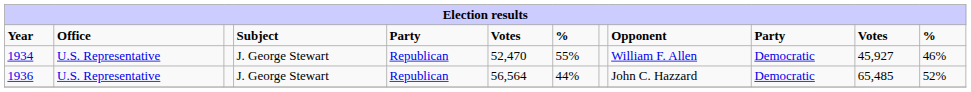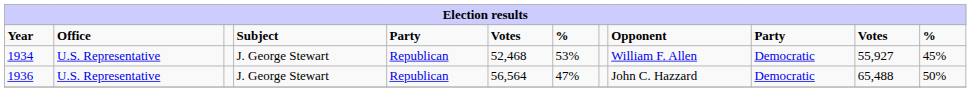(509, 55) 52,470 -> (509, 55) 52,468
(567, 55) 55% -> (567, 55) 53%
(876, 55) 45,927 -> (876, 55) 55,927
(935, 55) 46% -> (935, 55) 45%
(567, 76) 44% -> (567, 76) 47%
(876, 76) 65,485 -> (876, 76) 65,488
(935, 76) 52% -> (935, 76) 50%
